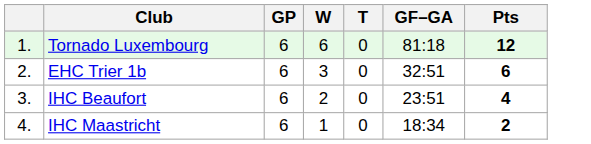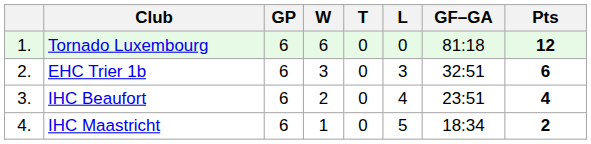+ column: (403, 17)
